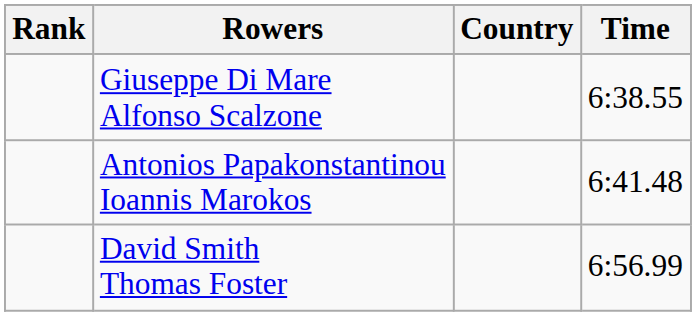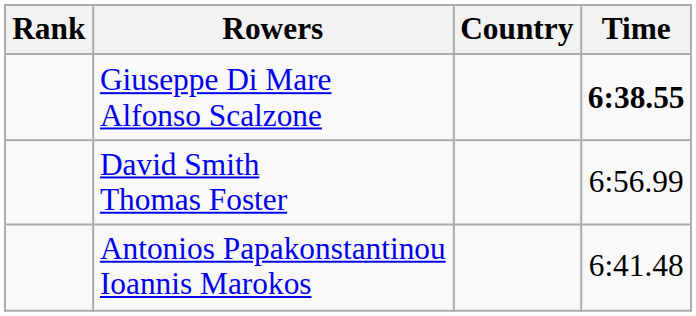(635, 96) normal -> (636, 96) bold
rows swapped: (273, 181) <-> (194, 266)
